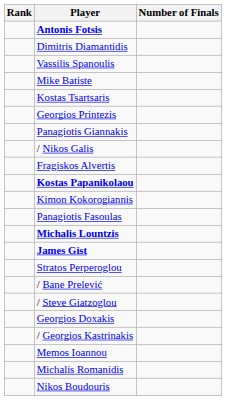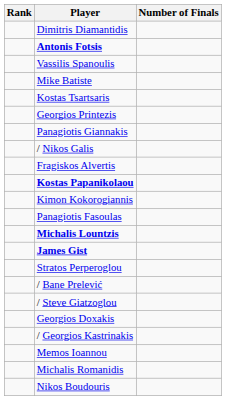rows swapped: (82, 47) <-> (69, 30)
